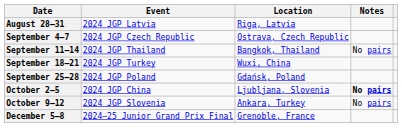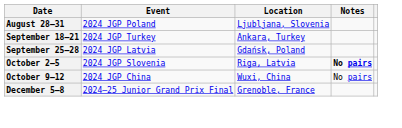(119, 24) 2024 JGP Latvia -> (119, 24) 2024 JGP Poland
(266, 24) Riga, Latvia -> (283, 24) Ljubljana, Slovenia
- row: (38, 37)
- row: (43, 50)
(264, 63) Wuxi, China -> (271, 37) Ankara, Turkey
(119, 77) 2024 JGP Poland -> (119, 50) 2024 JGP Latvia
(117, 90) 2024 JGP China -> (124, 63) 2024 JGP Slovenia
(283, 90) Ljubljana, Slovenia -> (266, 63) Riga, Latvia
(124, 103) 2024 JGP Slovenia -> (117, 77) 2024 JGP China
(271, 103) Ankara, Turkey -> (264, 77) Wuxi, China
